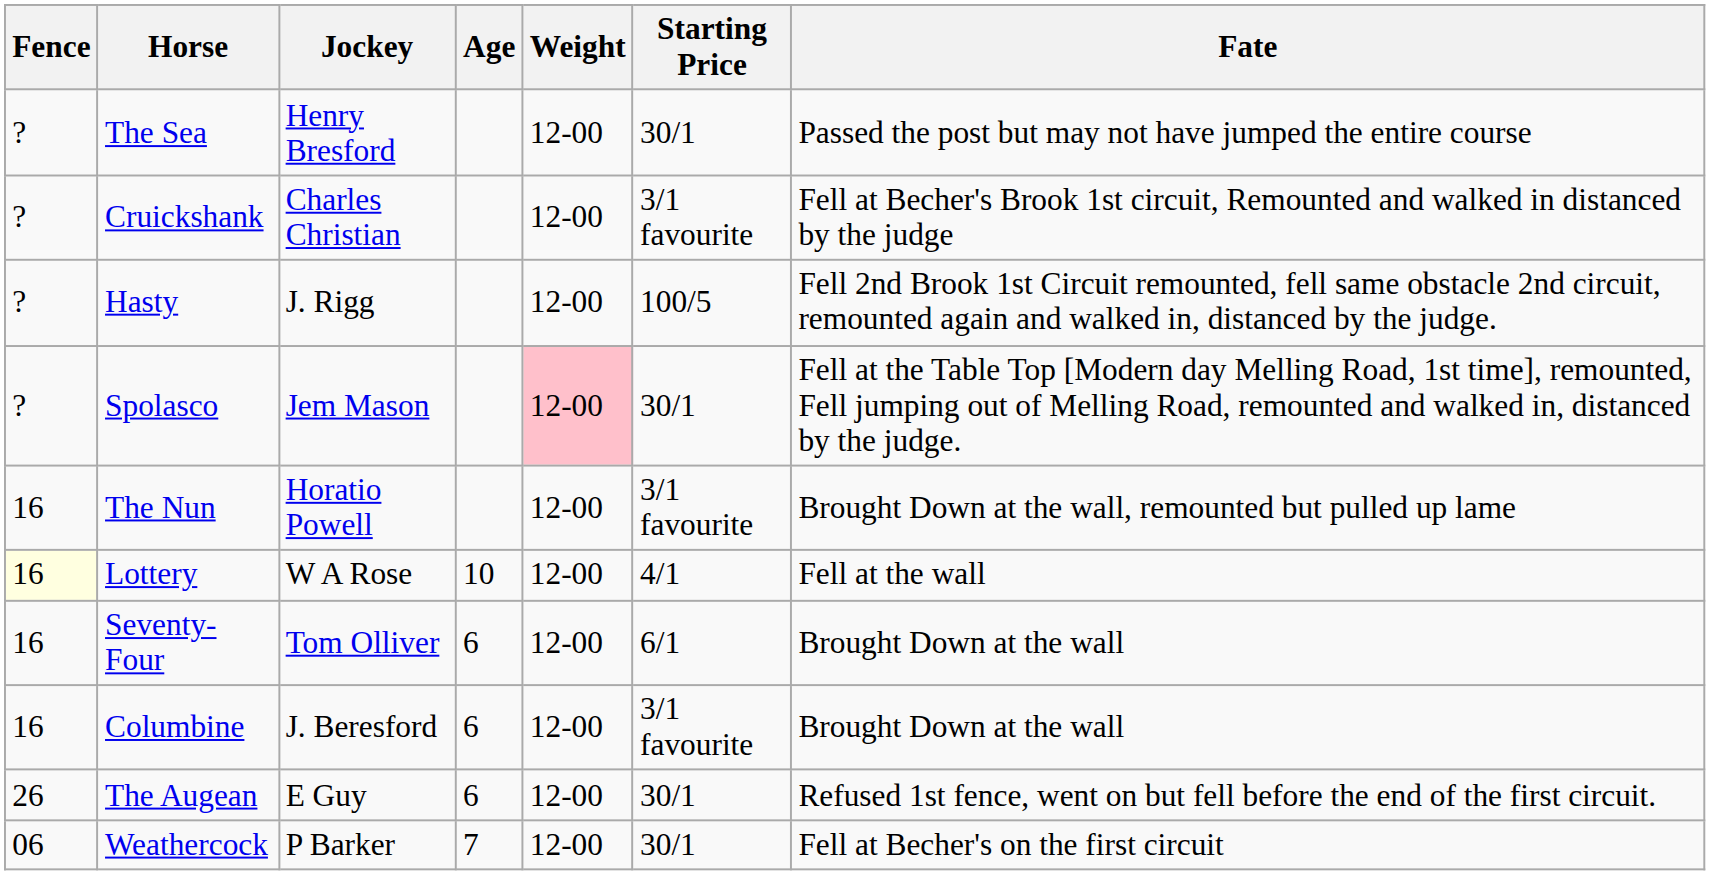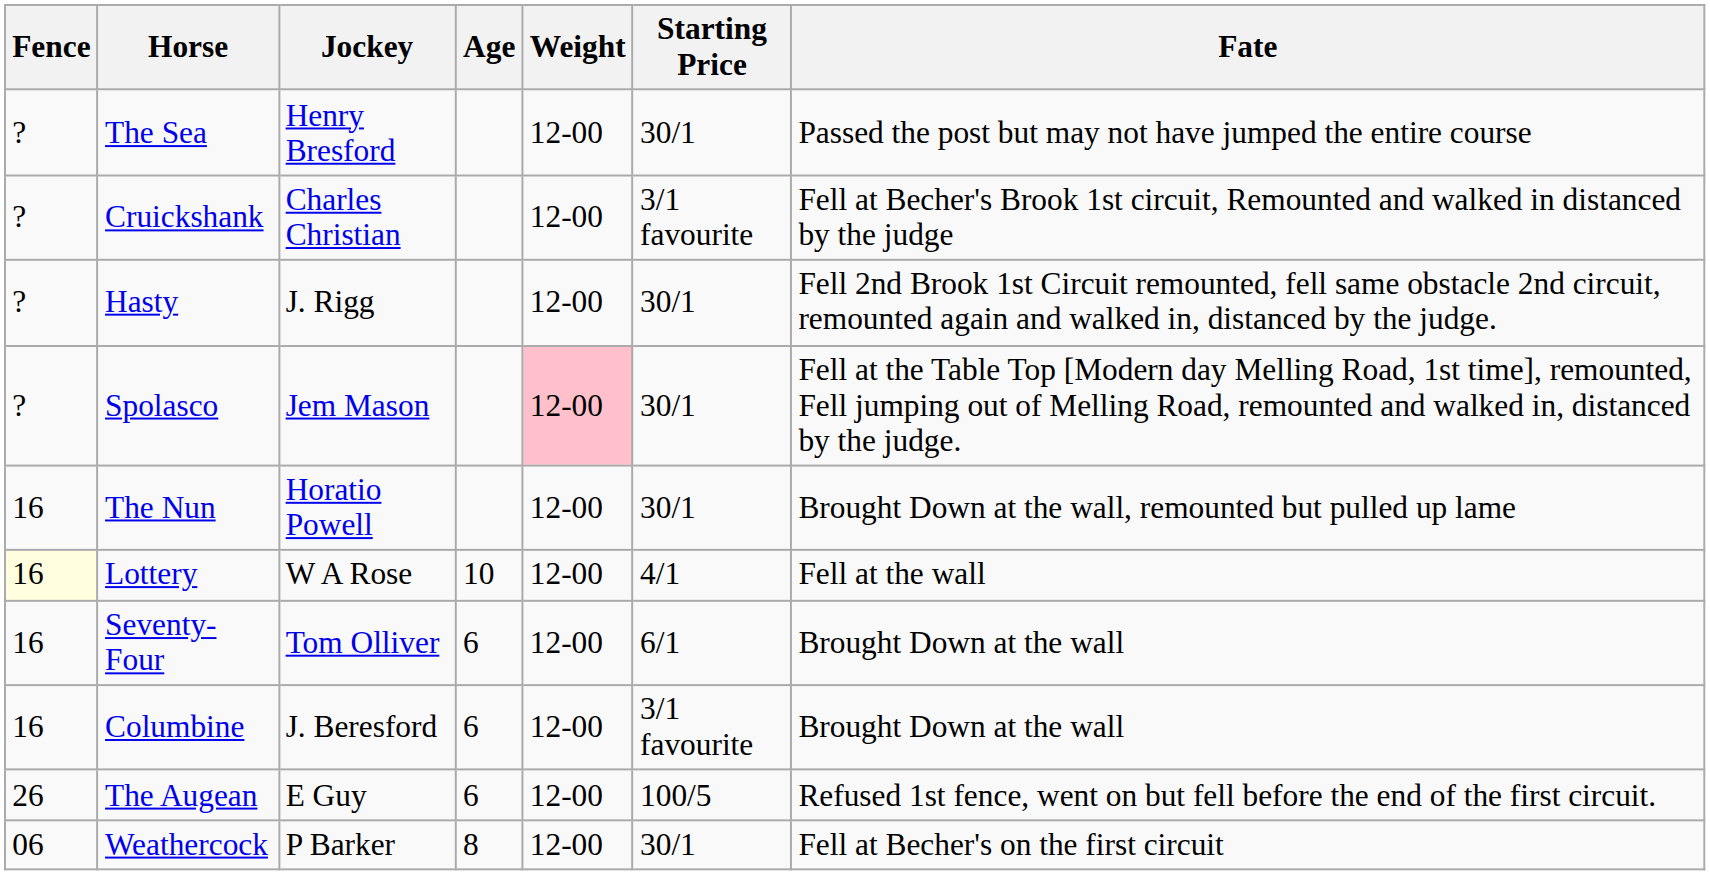(676, 302) 100/5 -> (668, 302) 30/1
(697, 507) 3/1 favourite -> (668, 507) 30/1
(668, 794) 30/1 -> (676, 794) 100/5
(471, 844) 7 -> (471, 844) 8
